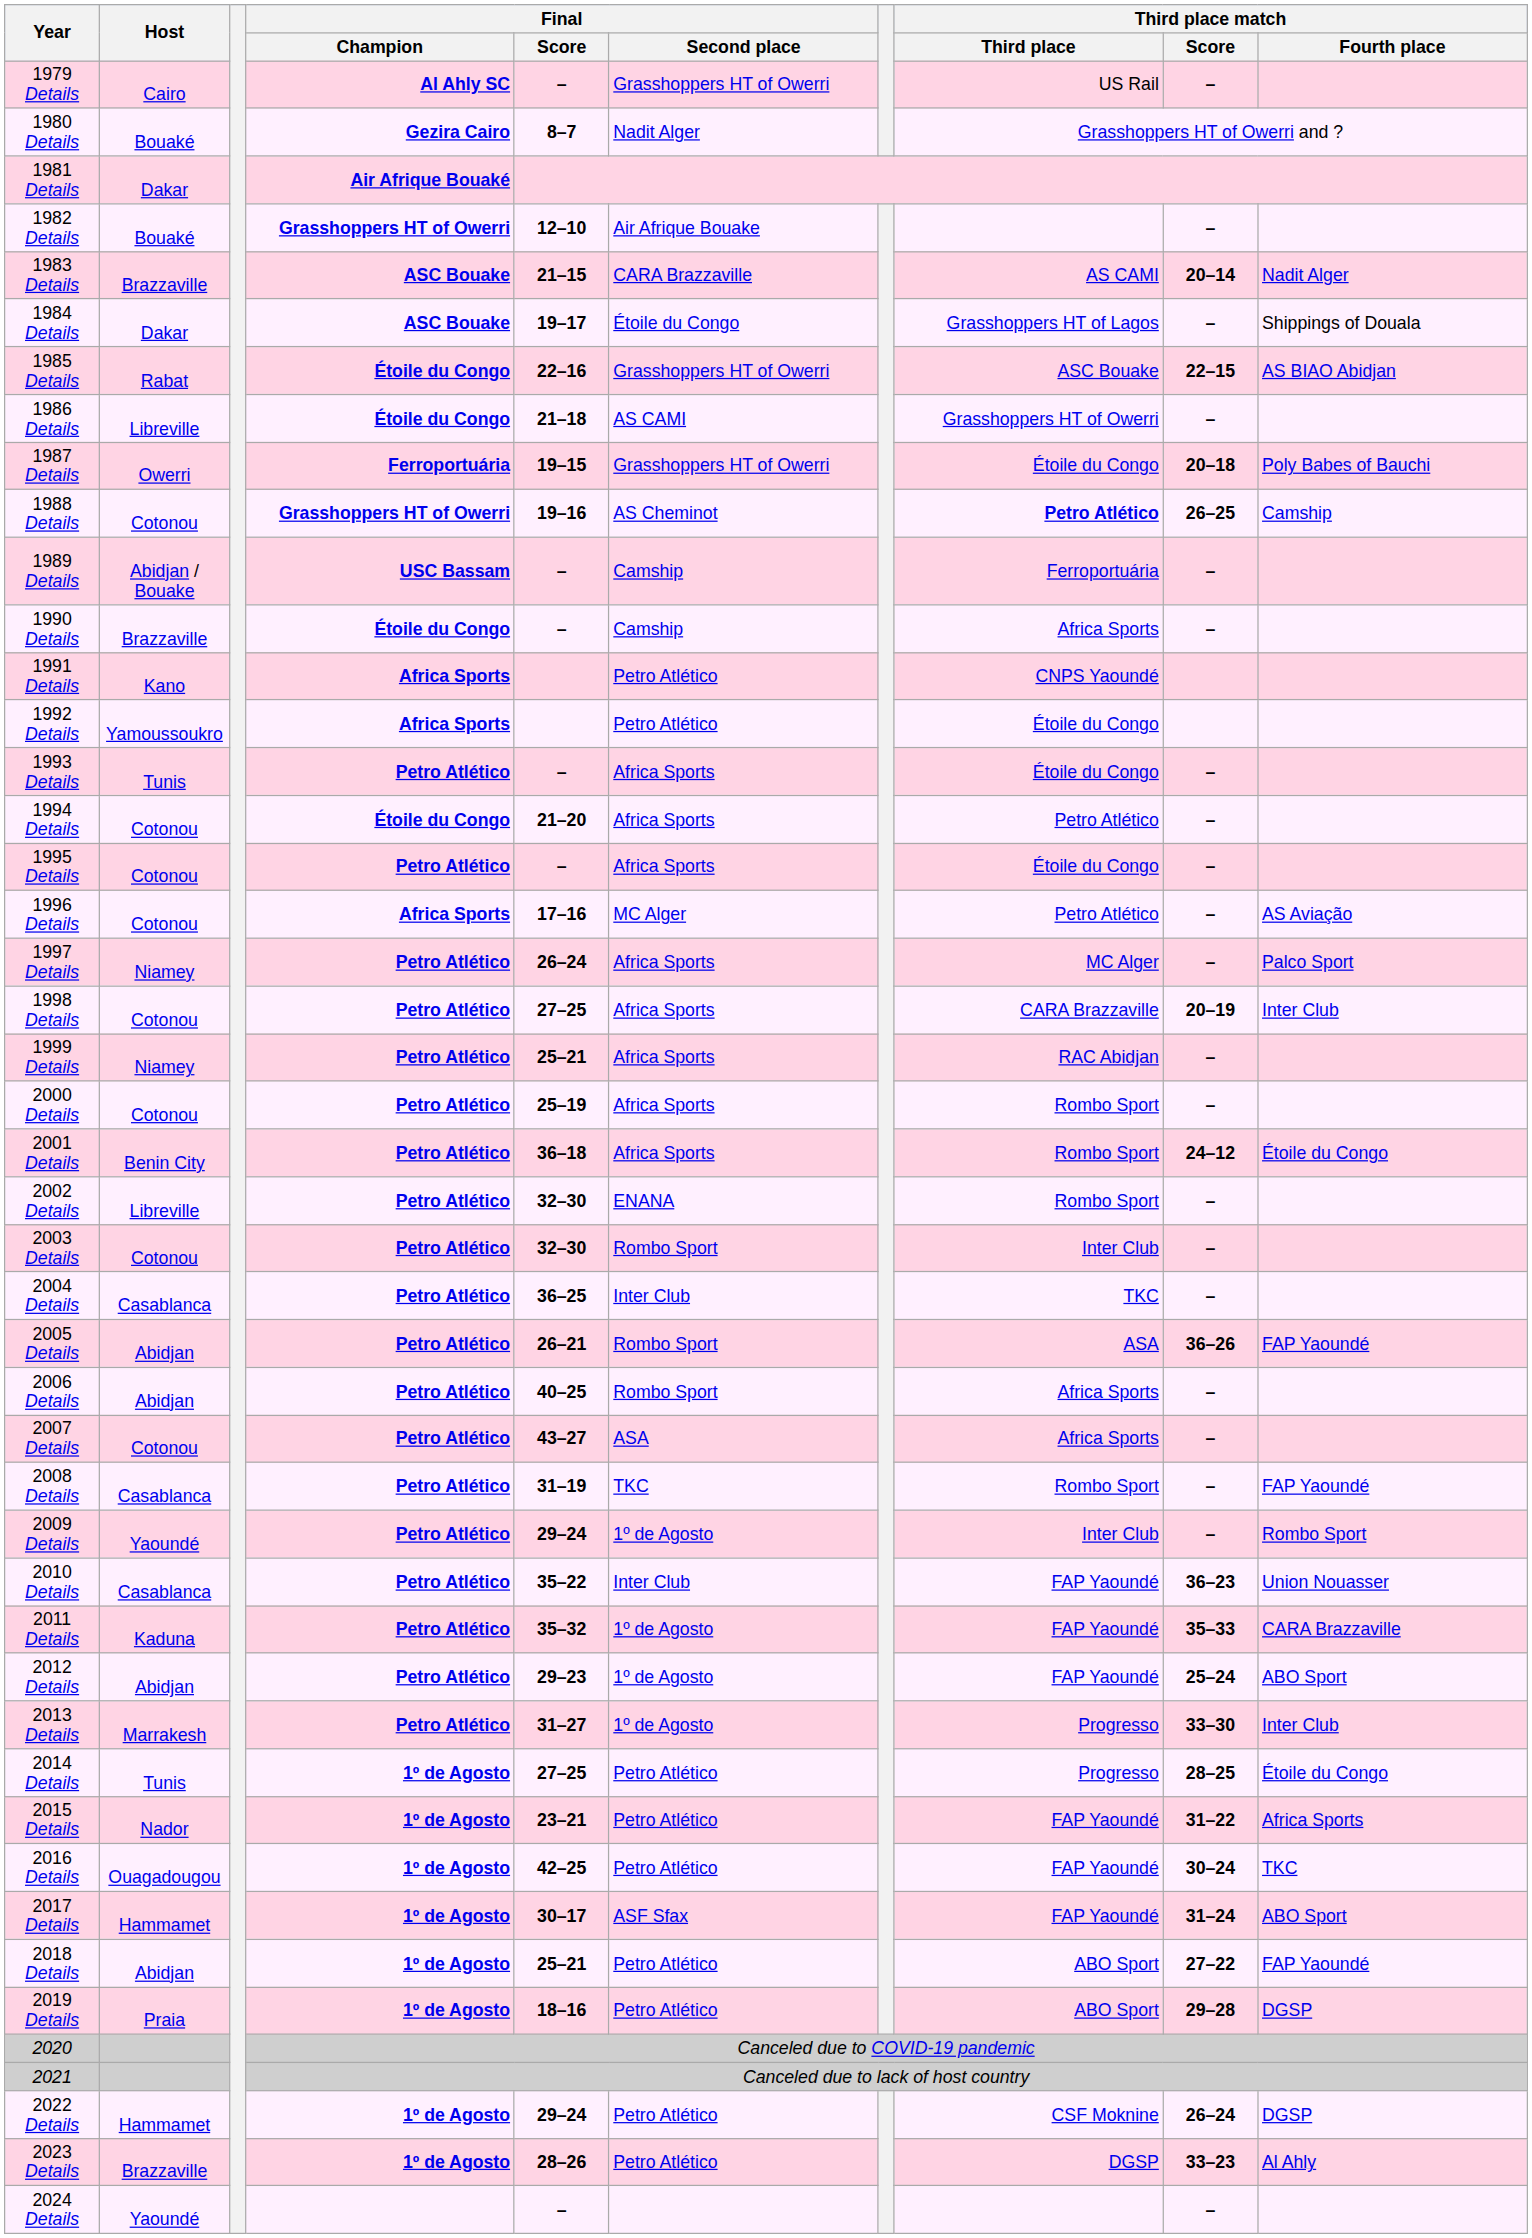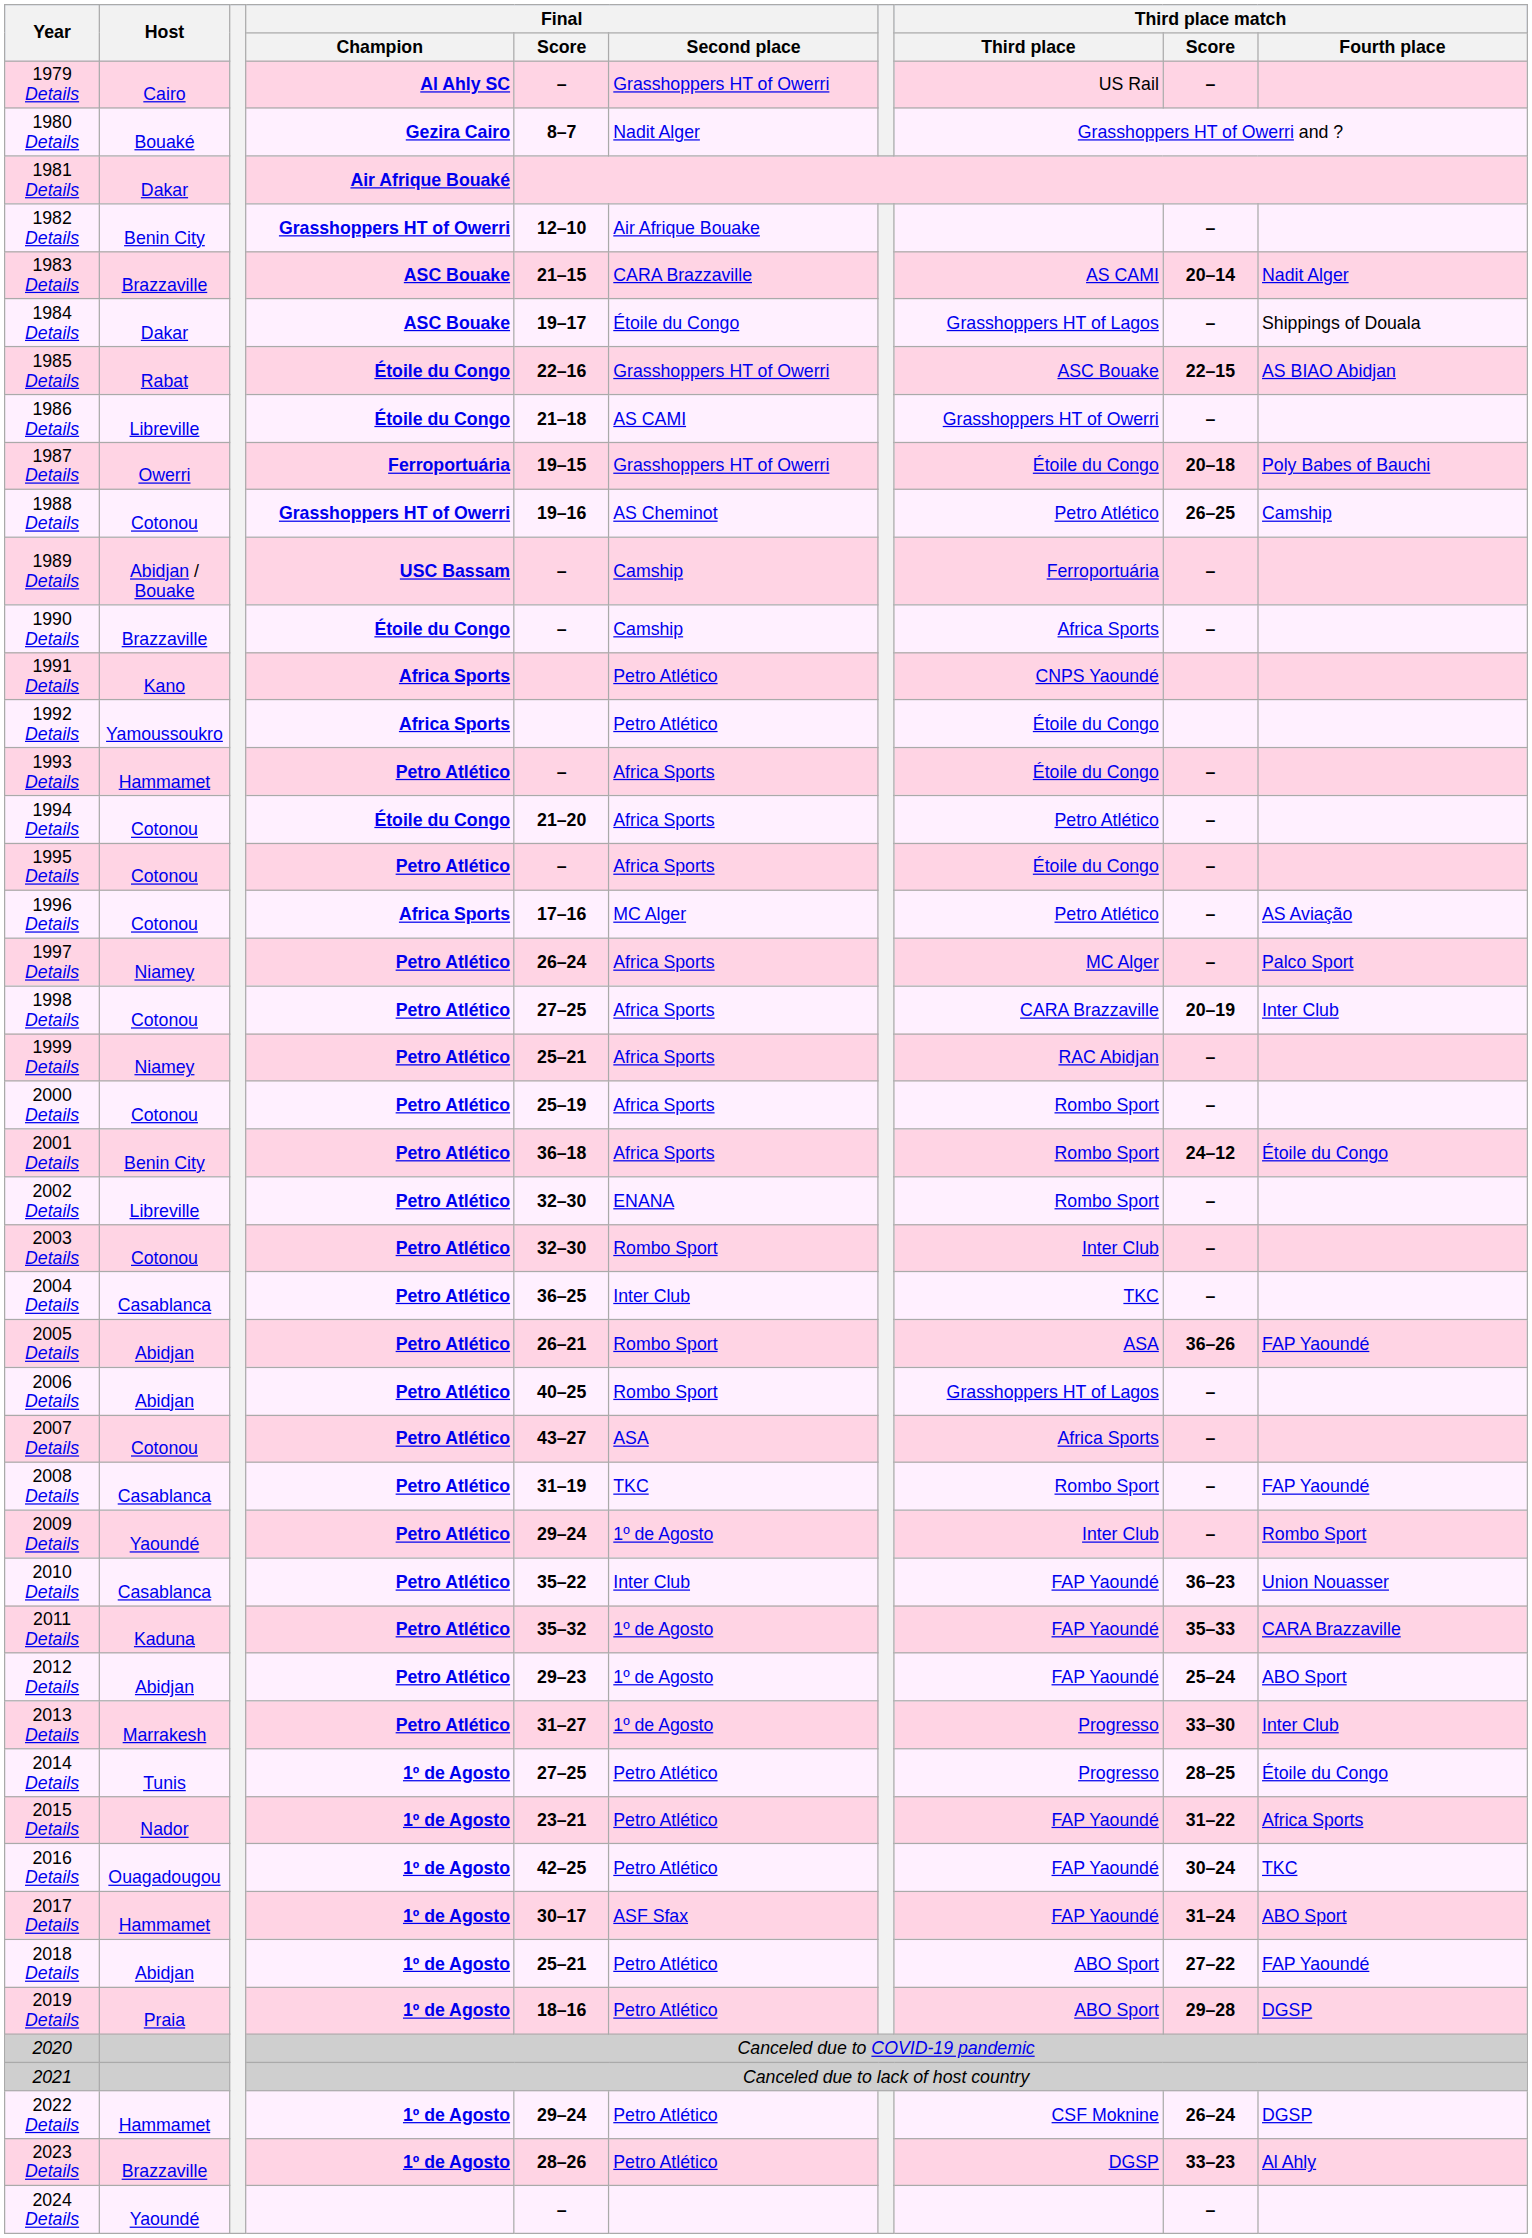(164, 238) Bouaké -> (164, 238) Benin City
(1102, 514) bold -> (1107, 514) normal
(164, 782) Tunis -> (164, 782) Hammamet
(1108, 1391) Africa Sports -> (1053, 1391) Grasshoppers HT of Lagos
